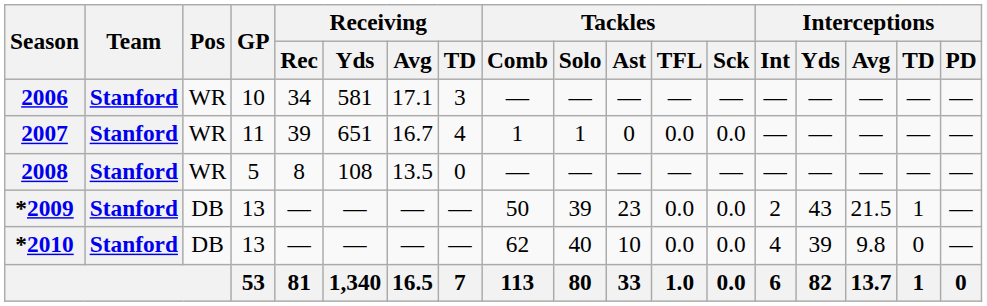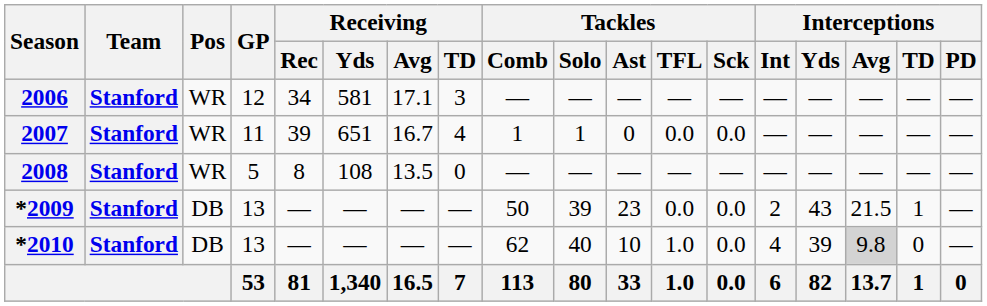(253, 97) 10 -> (253, 97) 12
(680, 245) 0.0 -> (680, 245) 1.0
(871, 245) no background -> (871, 245) lightgrey background
